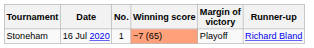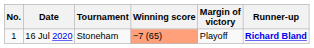columns swapped: (121, 17) <-> (32, 17)
(274, 36) normal -> (276, 36) bold
